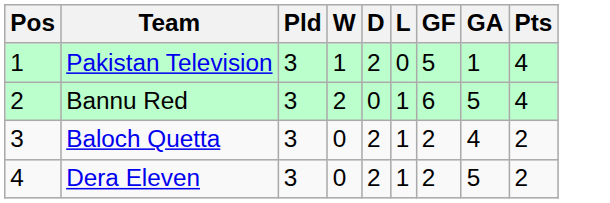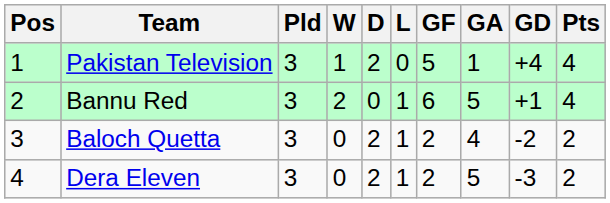+ column: (533, 23)
